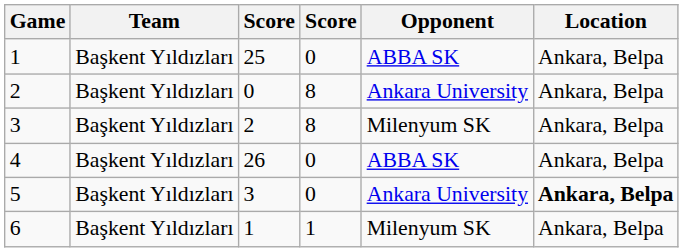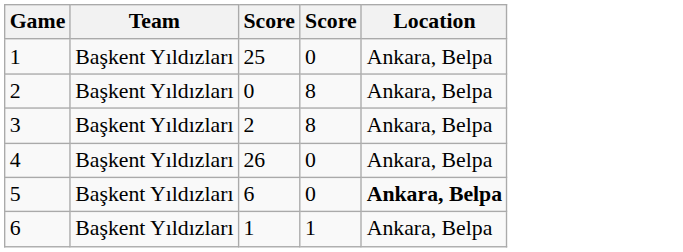- column: (447, 21)
(249, 194) 3 -> (249, 194) 6
